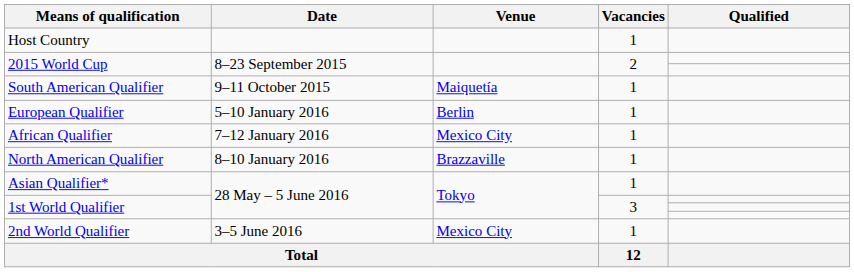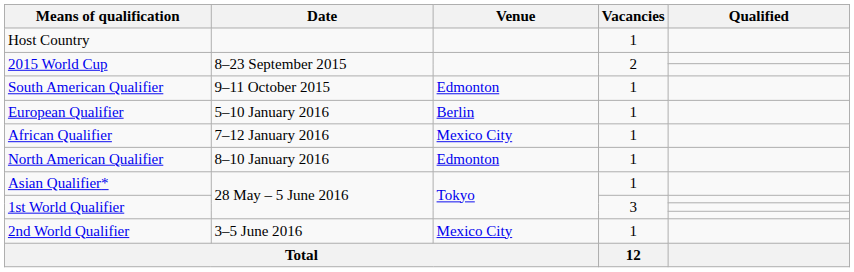(467, 87) Maiquetía -> (468, 87) Edmonton
(471, 159) Brazzaville -> (468, 159) Edmonton
